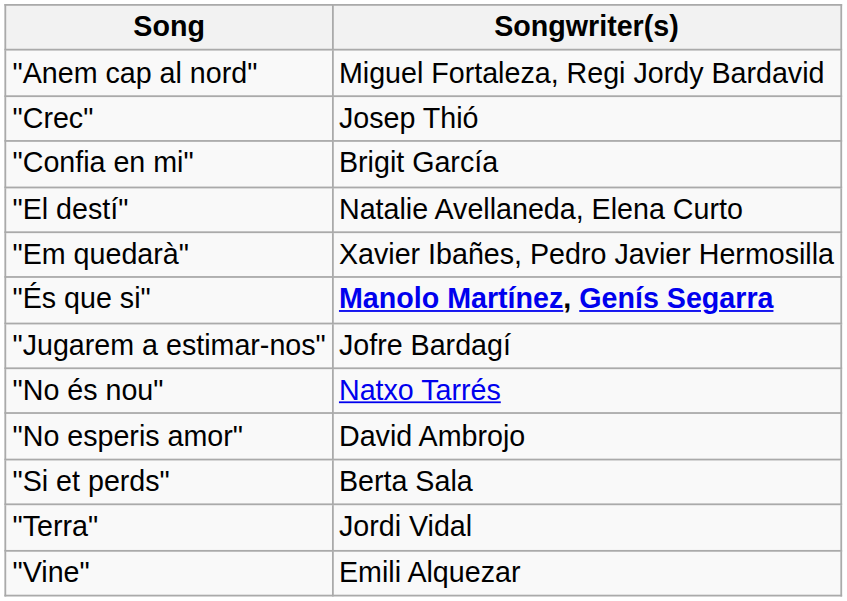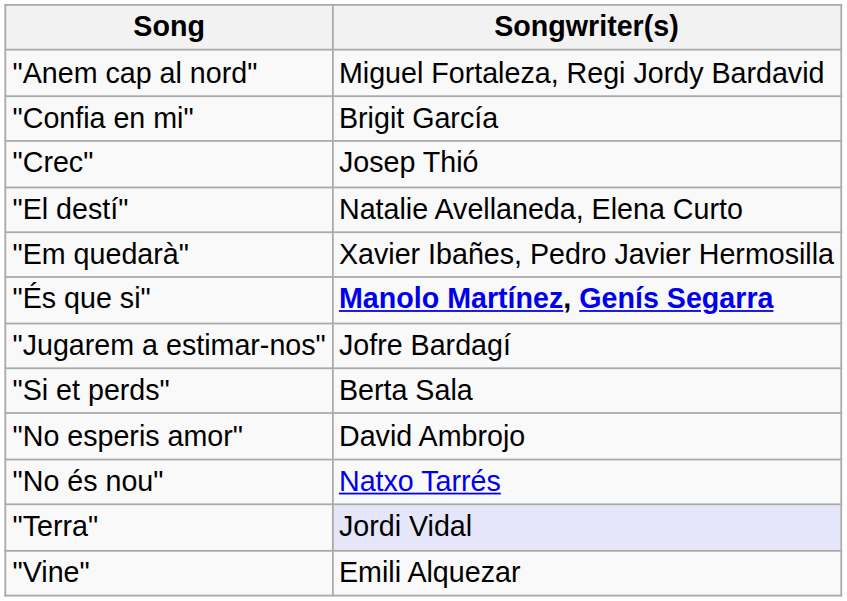rows swapped: (103, 163) <-> (53, 118)
rows swapped: (88, 390) <-> (91, 481)
(406, 526) no background -> (406, 526) lavender background
